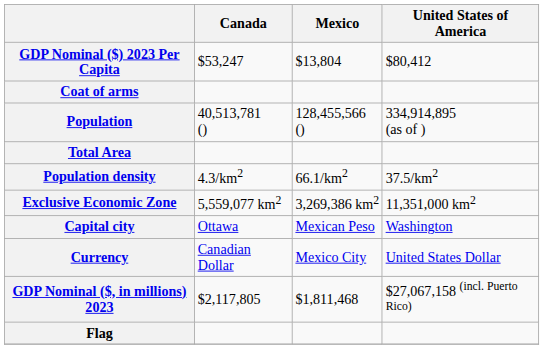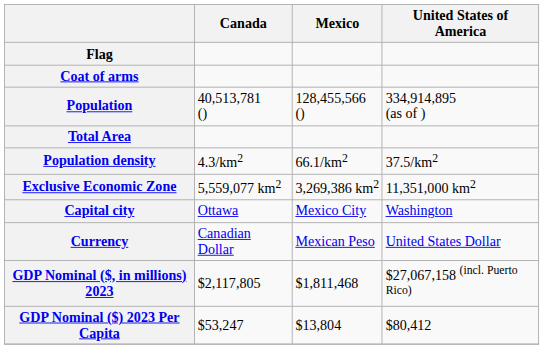rows swapped: (99, 333) <-> (99, 61)
(335, 227) Mexican Peso -> (331, 211) Mexico City
(331, 257) Mexico City -> (335, 241) Mexican Peso
